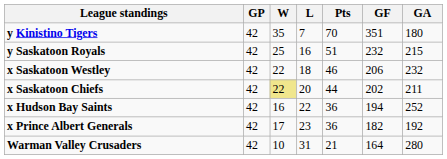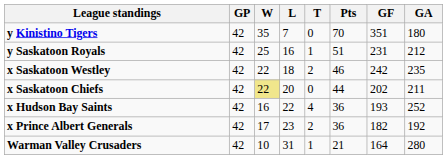+ column: (317, 13)
(374, 51) 232 -> (379, 51) 231
(414, 51) 215 -> (416, 51) 212
(374, 70) 206 -> (379, 70) 242
(414, 70) 232 -> (416, 70) 235
(374, 107) 194 -> (379, 107) 193
